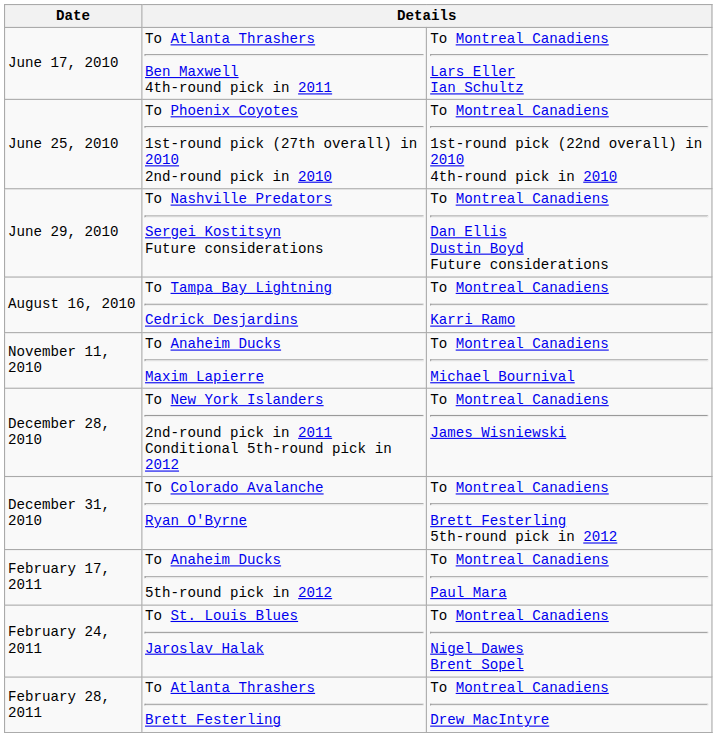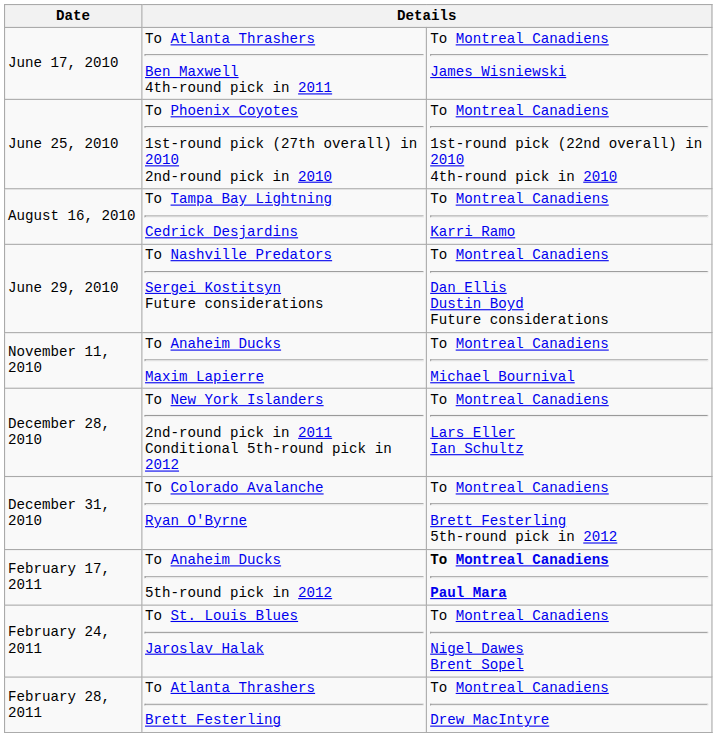(569, 64) To Montreal Canadiens Lars Eller Ian Schultz -> (569, 56) To Montreal Canadiens James Wisniewski
rows swapped: (63, 233) <-> (72, 305)
(569, 416) To Montreal Canadiens James Wisniewski -> (569, 424) To Montreal Canadiens Lars Eller Ian Schultz
(569, 577) normal -> (569, 577) bold
